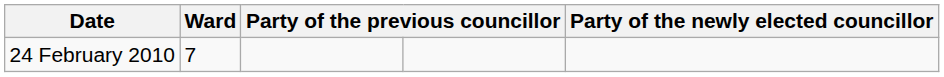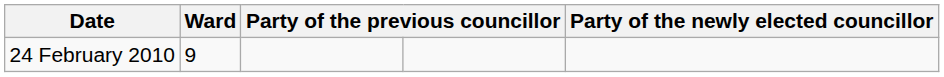(190, 54) 7 -> (190, 54) 9
